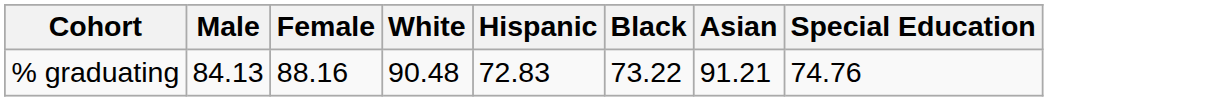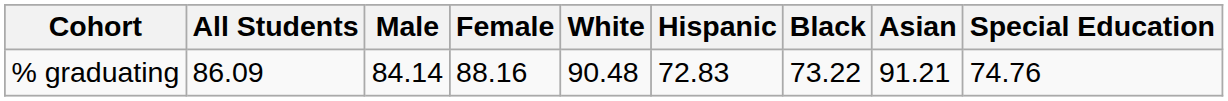+ column: (276, 27)
(228, 72) 84.13 -> (407, 72) 84.14
